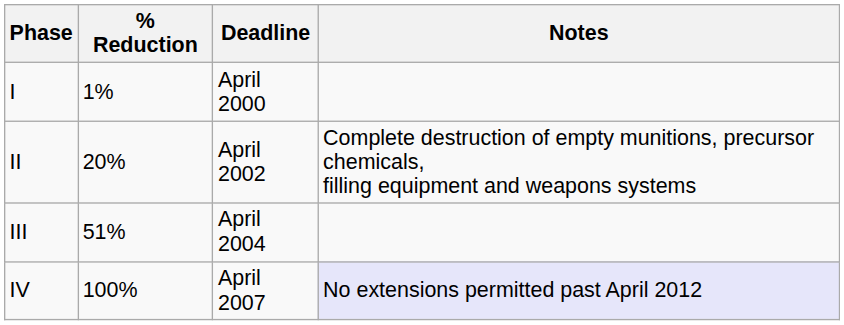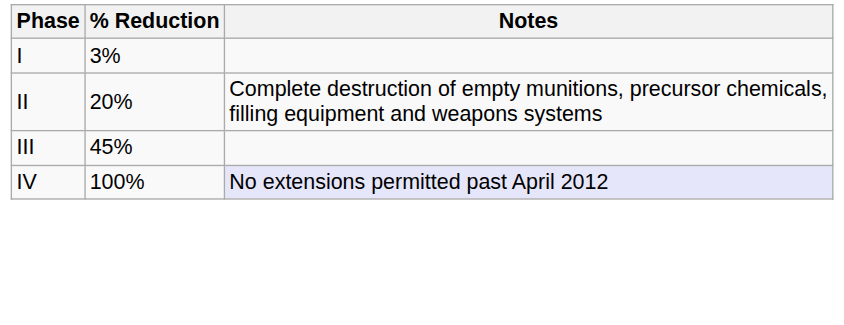- column: (266, 33)
(98, 91) 1% -> (105, 55) 3%
(104, 232) 51% -> (111, 147) 45%
